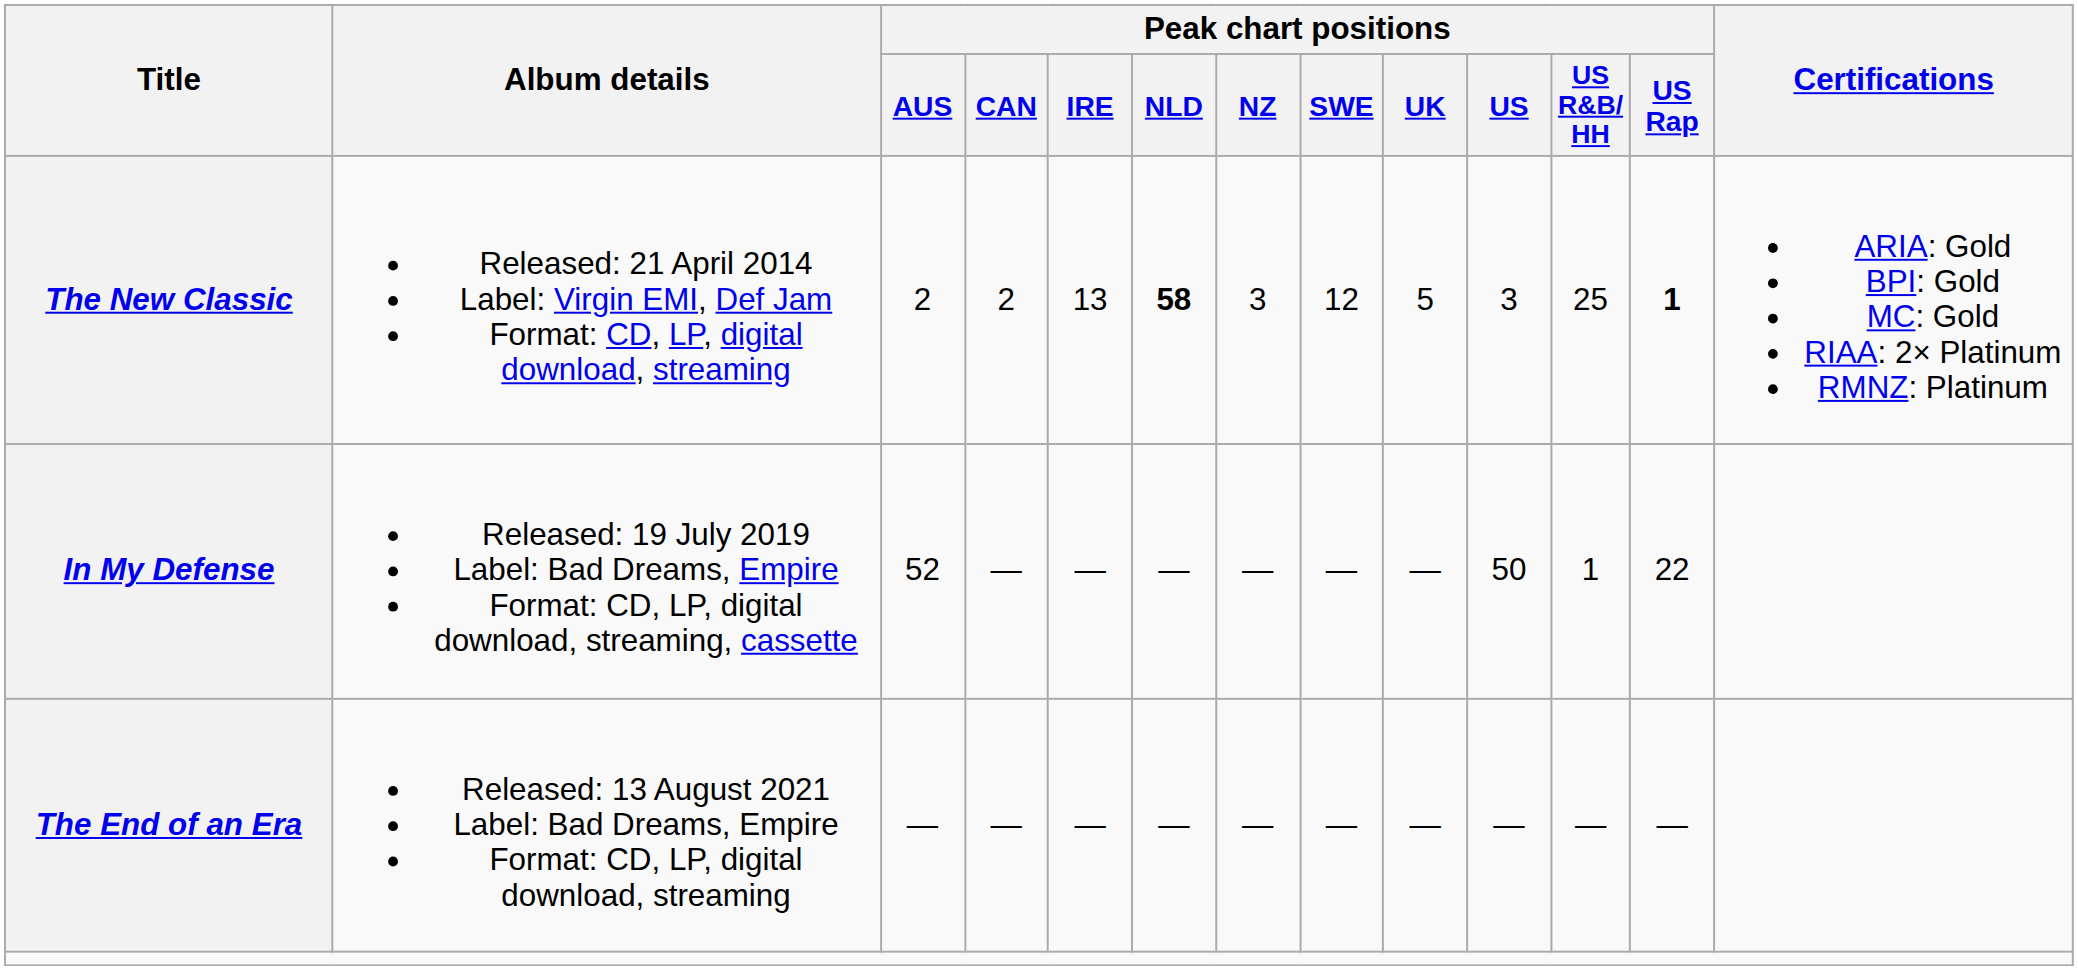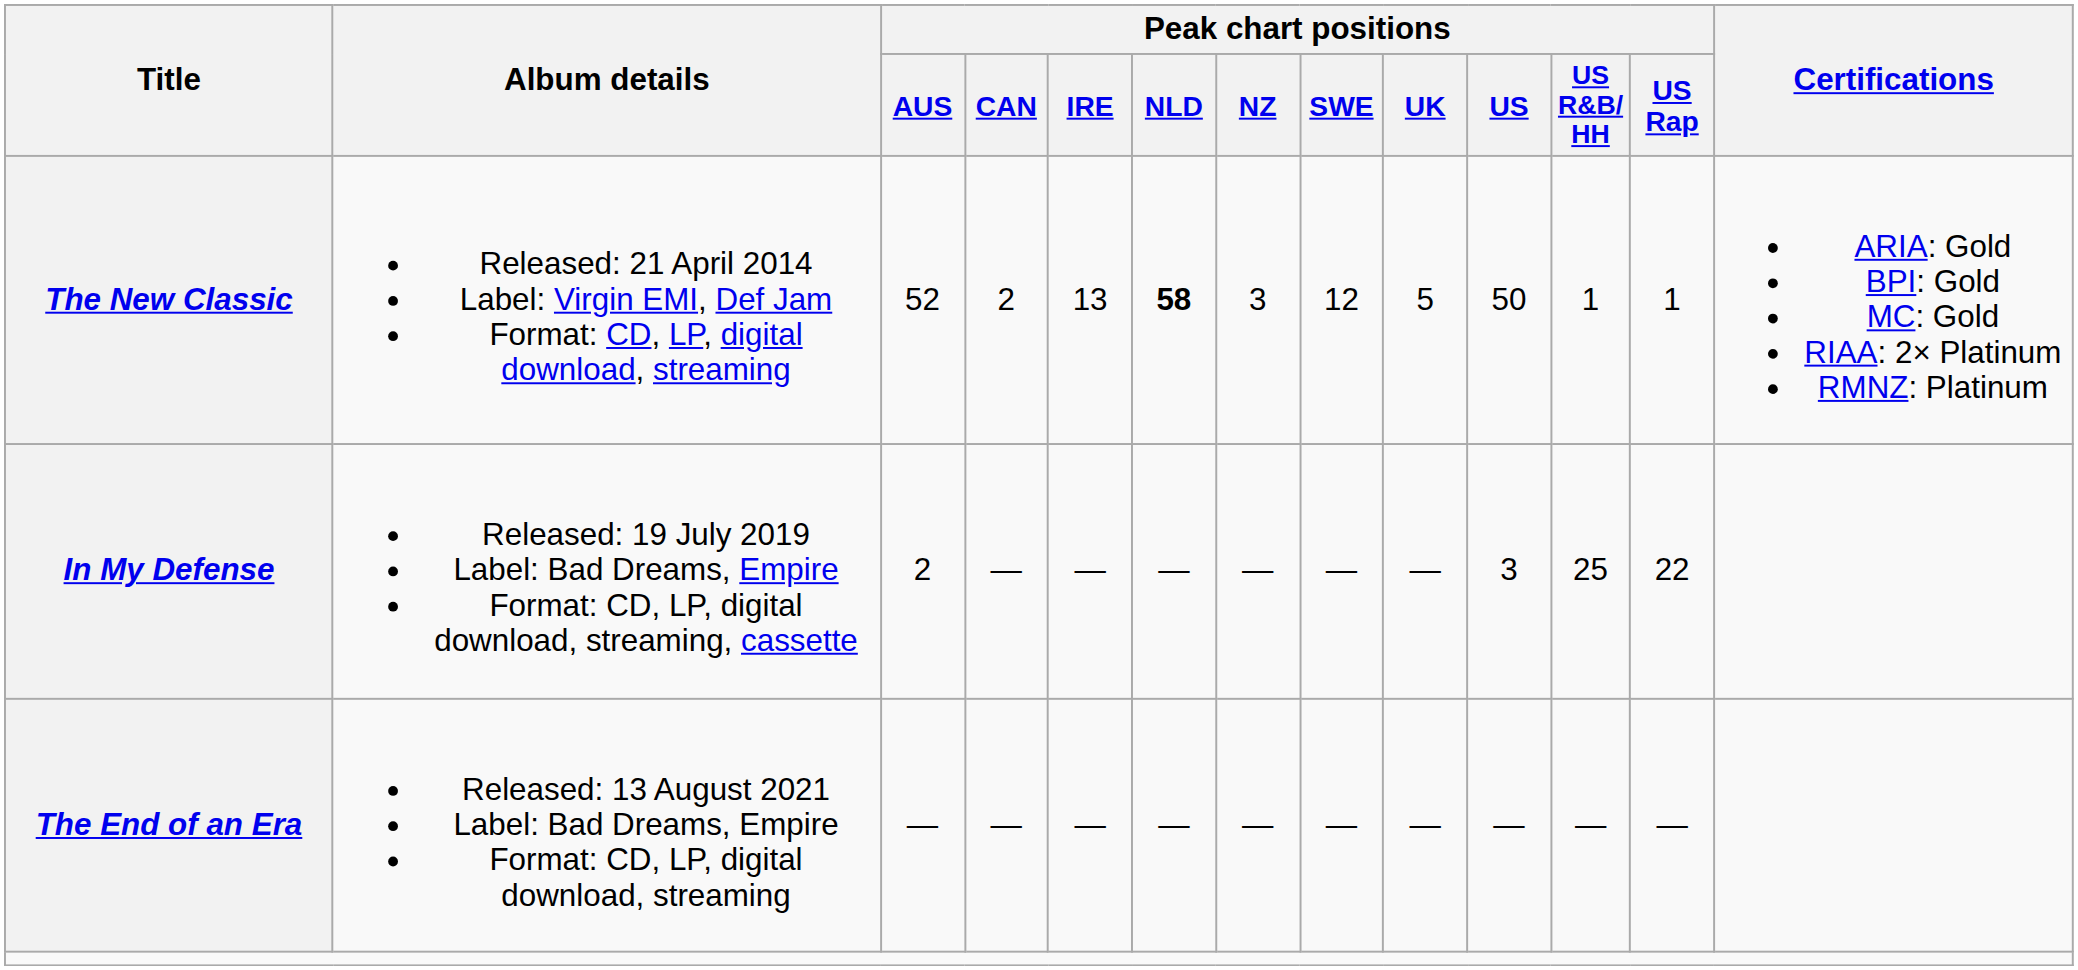(923, 299) 2 -> (922, 299) 52
(1509, 299) 3 -> (1509, 299) 50
(1591, 299) 25 -> (1591, 299) 1
(1672, 299) bold -> (1672, 299) normal
(922, 570) 52 -> (923, 570) 2
(1509, 570) 50 -> (1509, 570) 3
(1591, 570) 1 -> (1591, 570) 25
